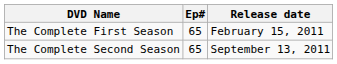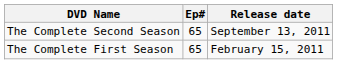rows swapped: (90, 31) <-> (94, 49)
